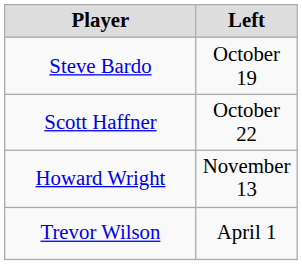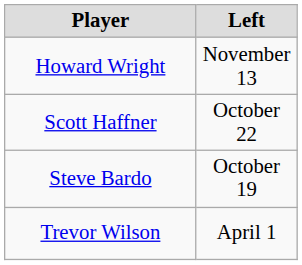rows swapped: (100, 65) <-> (100, 178)
